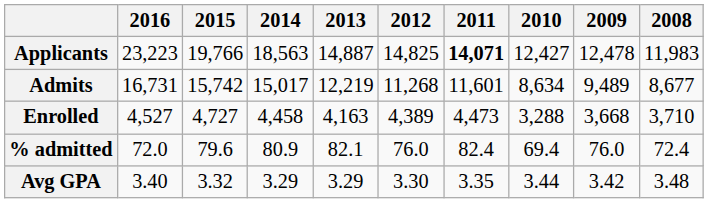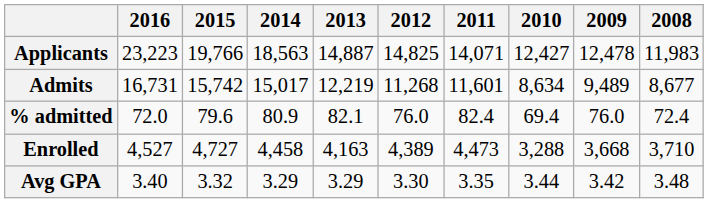(476, 52) bold -> (476, 52) normal
rows swapped: (61, 149) <-> (61, 117)
